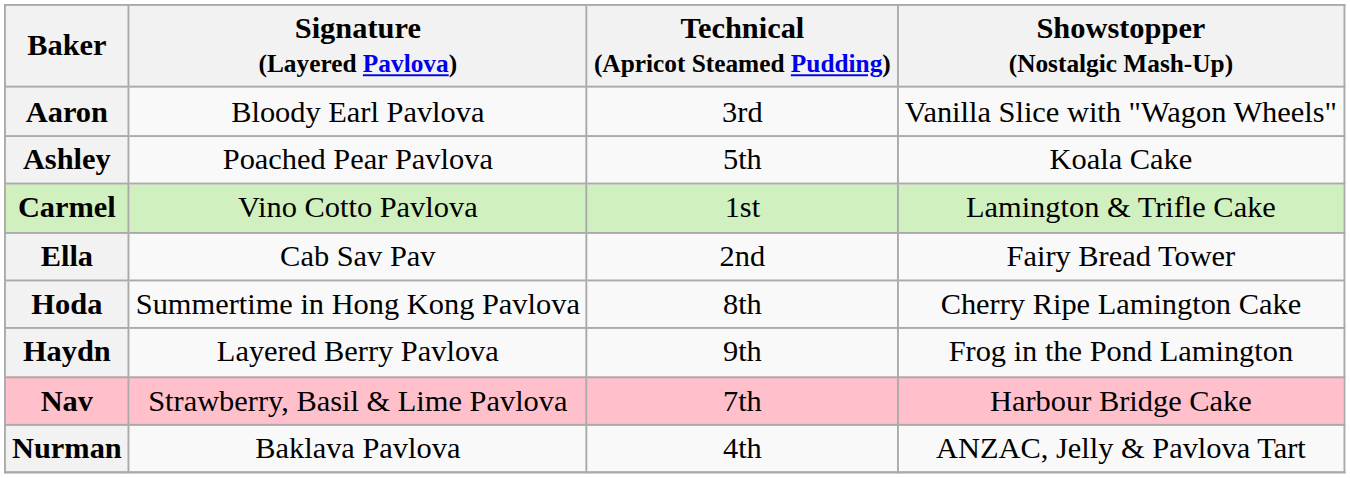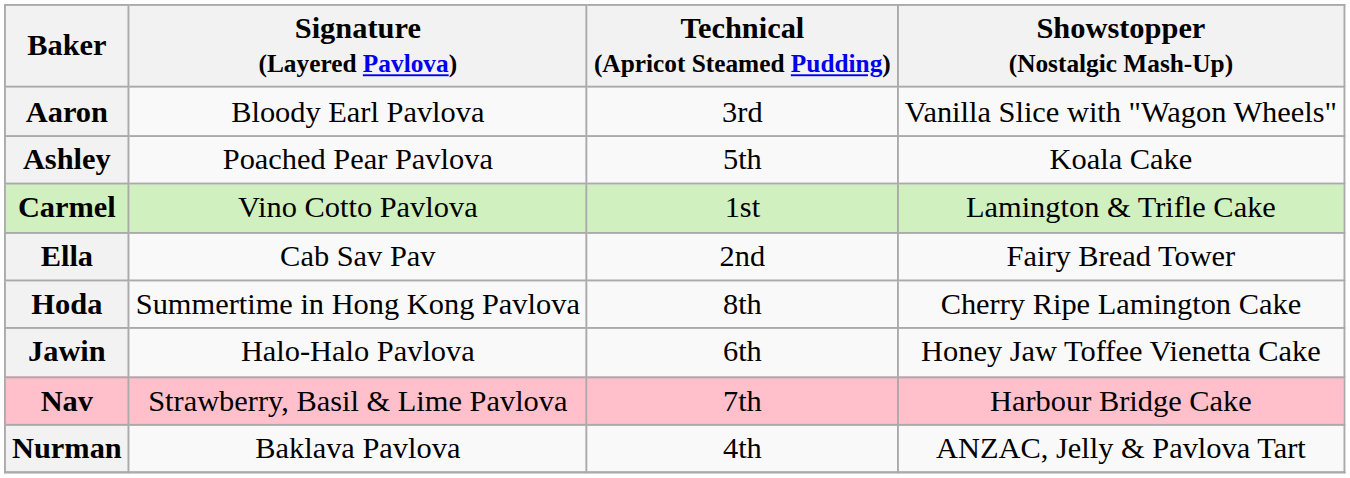- row: (67, 352)
+ row: (67, 352)
